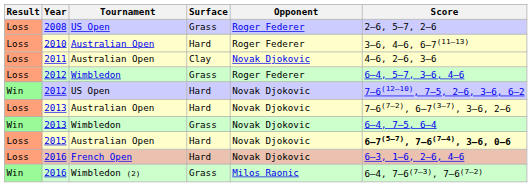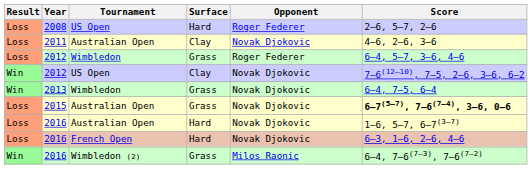(203, 27) Grass -> (200, 27) Hard
- row: (55, 43)
(200, 91) Hard -> (200, 73) Clay
- row: (55, 108)
(200, 140) Hard -> (203, 106) Grass
+ row: (55, 123)
